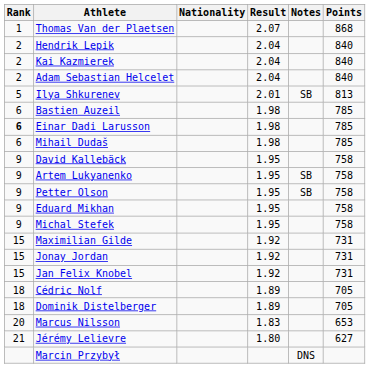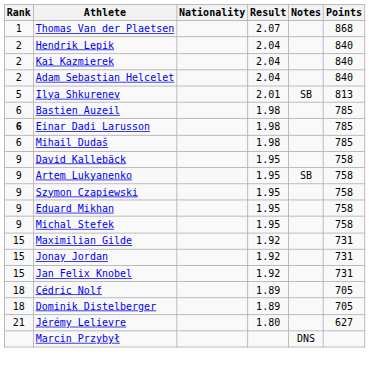- row: (72, 192)
+ row: (87, 192)
- row: (78, 323)
